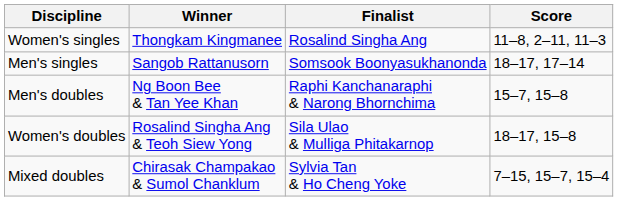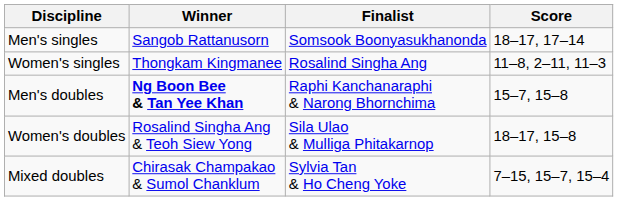rows swapped: (53, 63) <-> (64, 39)
(185, 95) normal -> (188, 95) bold
